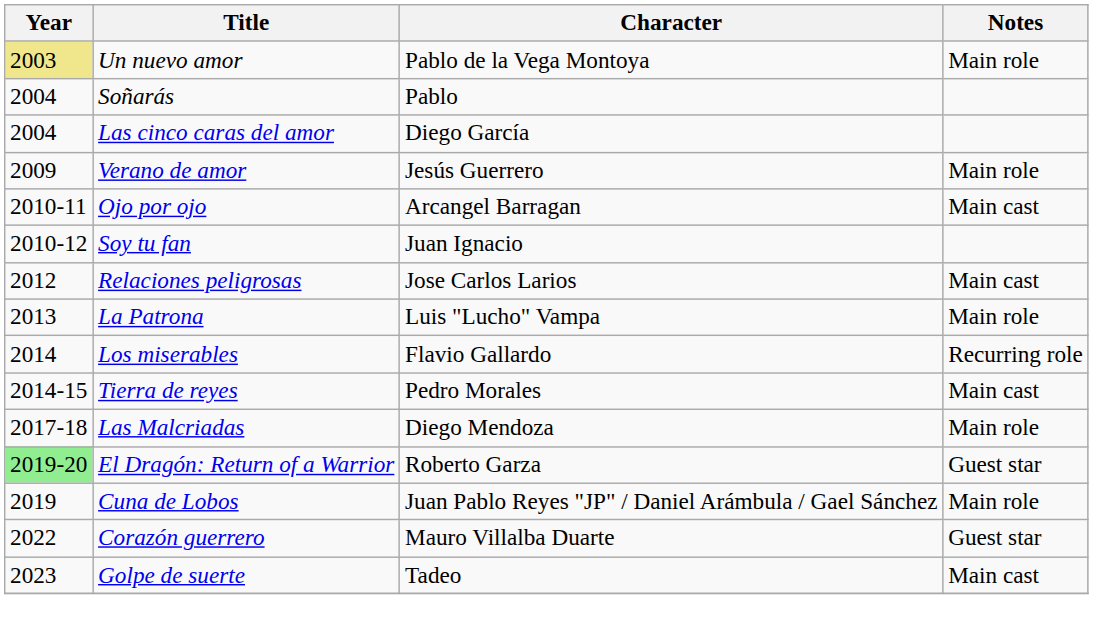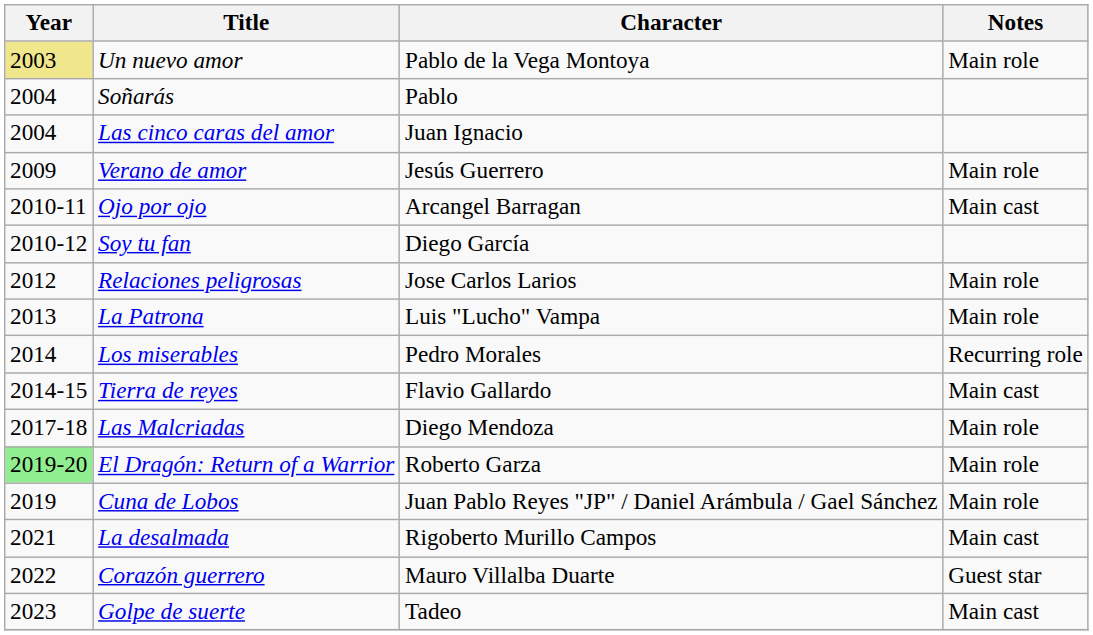(467, 133) Diego García -> (464, 133) Juan Ignacio
(464, 243) Juan Ignacio -> (467, 243) Diego García
(994, 280) Main cast -> (994, 280) Main role
(478, 354) Flavio Gallardo -> (473, 354) Pedro Morales
(473, 390) Pedro Morales -> (478, 390) Flavio Gallardo
(995, 464) Guest star -> (994, 464) Main role
+ row: (164, 538)
